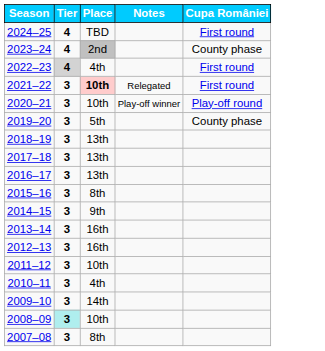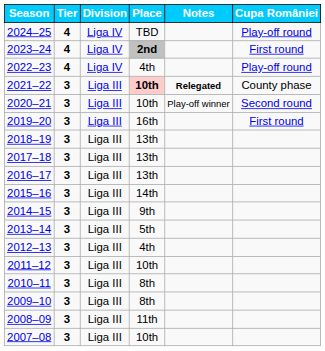+ column: (105, 14)
(227, 32) First round -> (276, 32) Play-off round
(97, 50) normal -> (147, 50) bold
(227, 50) County phase -> (276, 50) First round
(67, 68) lightgrey background -> (67, 68) no background
(227, 68) First round -> (276, 68) Play-off round
(149, 86) normal -> (199, 86) bold
(227, 86) First round -> (276, 86) County phase
(227, 104) Play-off round -> (276, 104) Second round
(97, 122) 5th -> (147, 122) 16th
(227, 122) County phase -> (276, 122) First round
(97, 193) 8th -> (147, 193) 14th
(97, 229) 16th -> (147, 229) 5th
(97, 247) 16th -> (147, 247) 4th
(97, 283) 4th -> (147, 283) 8th
(97, 301) 14th -> (147, 301) 8th
(67, 319) paleturquoise background -> (67, 319) no background
(97, 319) 10th -> (147, 319) 11th
(97, 337) 8th -> (147, 337) 10th
